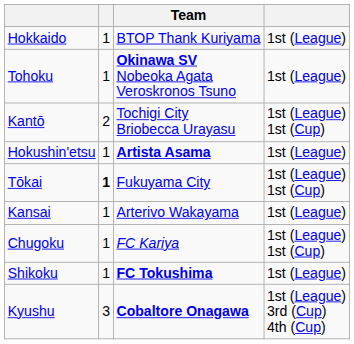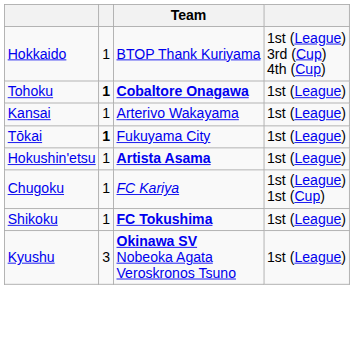(307, 37) 1st (League) -> (307, 53) 1st (League) 3rd (Cup) 4th (Cup)
(106, 76) normal -> (106, 92) bold
(176, 76) Okinawa SV Nobeoka Agata Veroskronos Tsuno -> (183, 92) Cobaltore Onagawa
- row: (26, 122)
rows swapped: (52, 152) <-> (29, 213)
(307, 182) 1st (League) 1st (Cup) -> (307, 136) 1st (League)
(183, 311) Cobaltore Onagawa -> (176, 257) Okinawa SV Nobeoka Agata Veroskronos Tsuno
(307, 311) 1st (League) 3rd (Cup) 4th (Cup) -> (307, 257) 1st (League)
